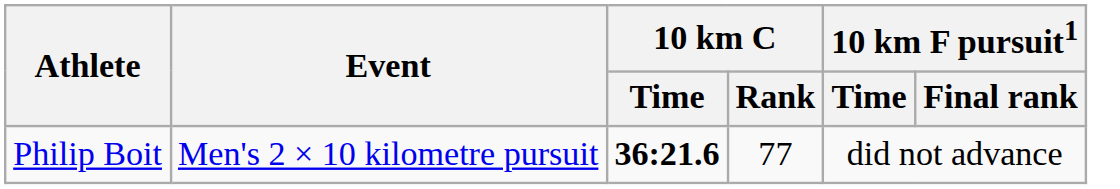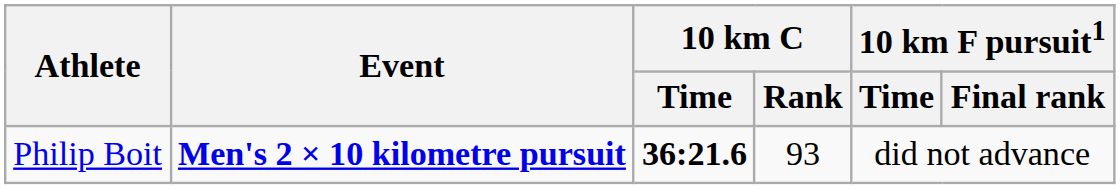(388, 154) normal -> (402, 154) bold
(775, 154) 77 -> (803, 154) 93
